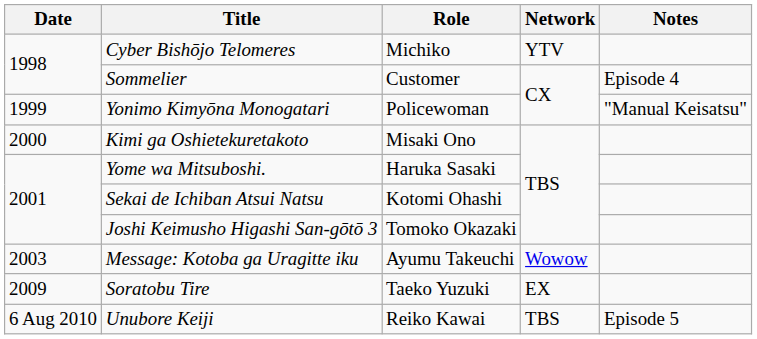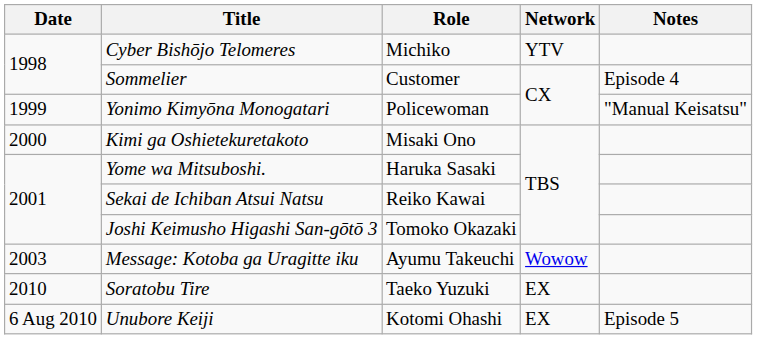(444, 199) Kotomi Ohashi -> (436, 199) Reiko Kawai
(28, 288) 2009 -> (28, 288) 2010
(436, 318) Reiko Kawai -> (444, 318) Kotomi Ohashi
(542, 318) TBS -> (538, 318) EX
